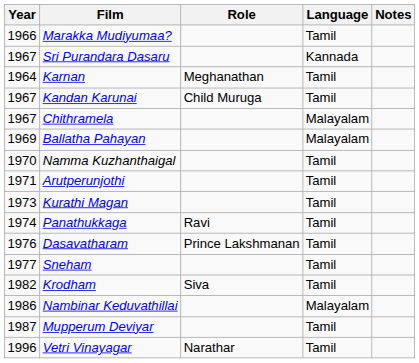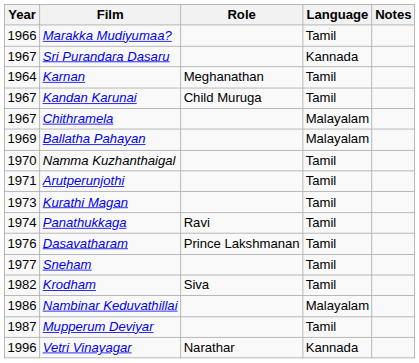(321, 347) Tamil -> (332, 347) Kannada
